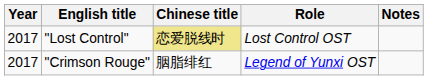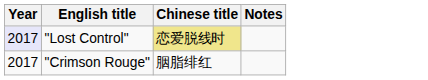- column: (310, 15)
(23, 38) no background -> (23, 38) lavender background
